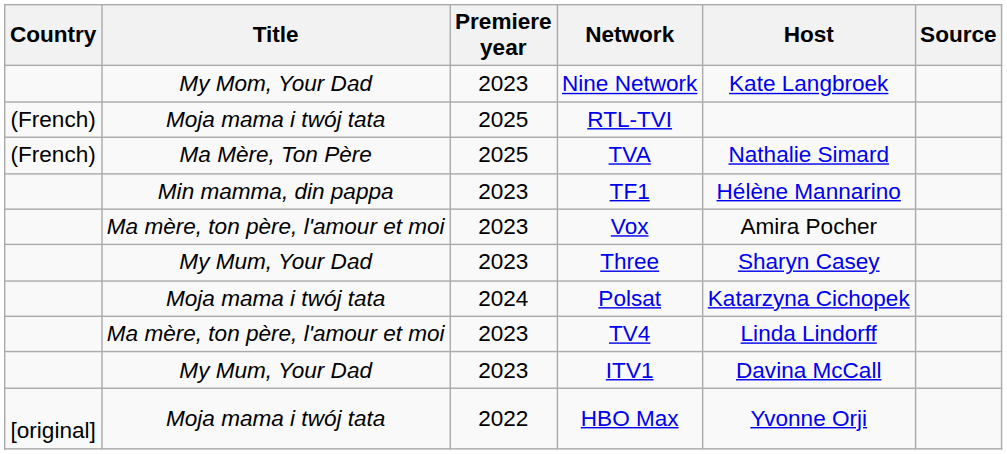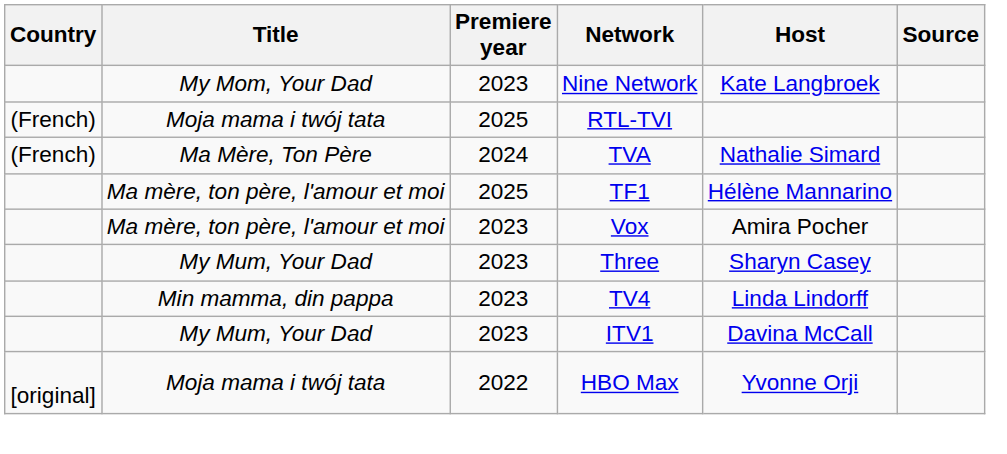(503, 155) 2025 -> (503, 155) 2024
(276, 190) Min mamma, din pappa -> (276, 190) Ma mère, ton père, l'amour et moi
(503, 190) 2023 -> (503, 190) 2025
- row: (630, 298)
(276, 333) Ma mère, ton père, l'amour et moi -> (276, 298) Min mamma, din pappa
